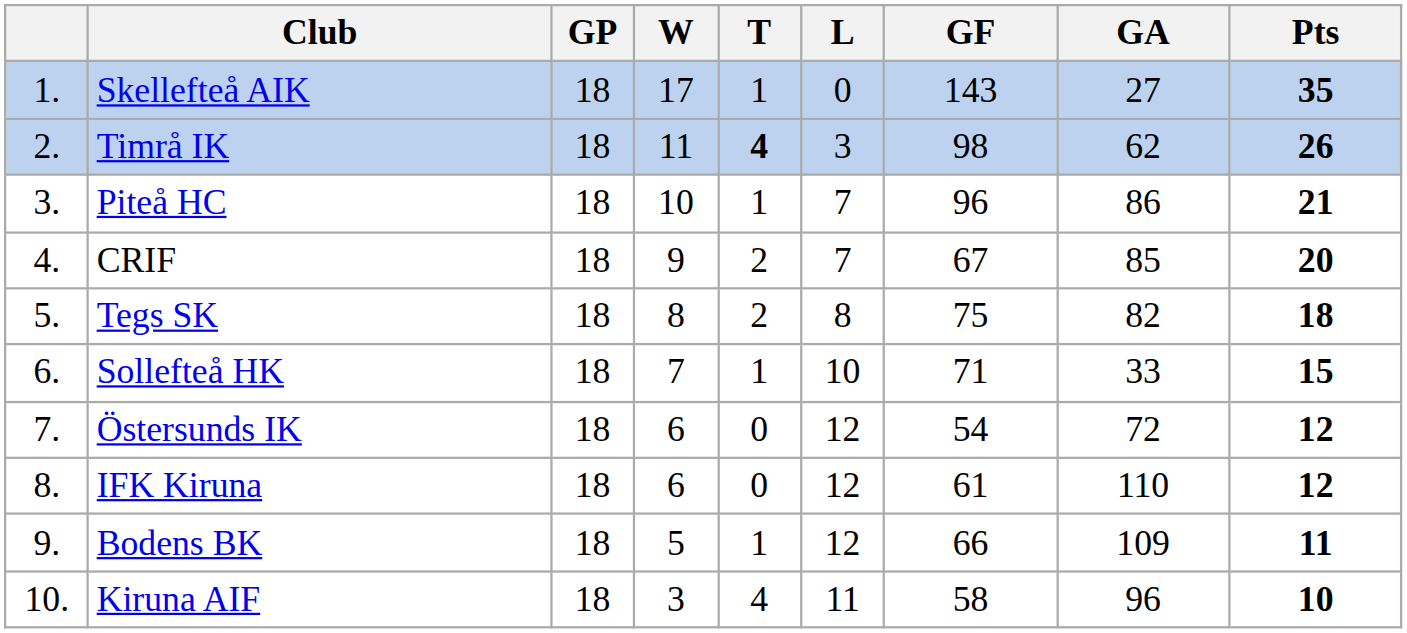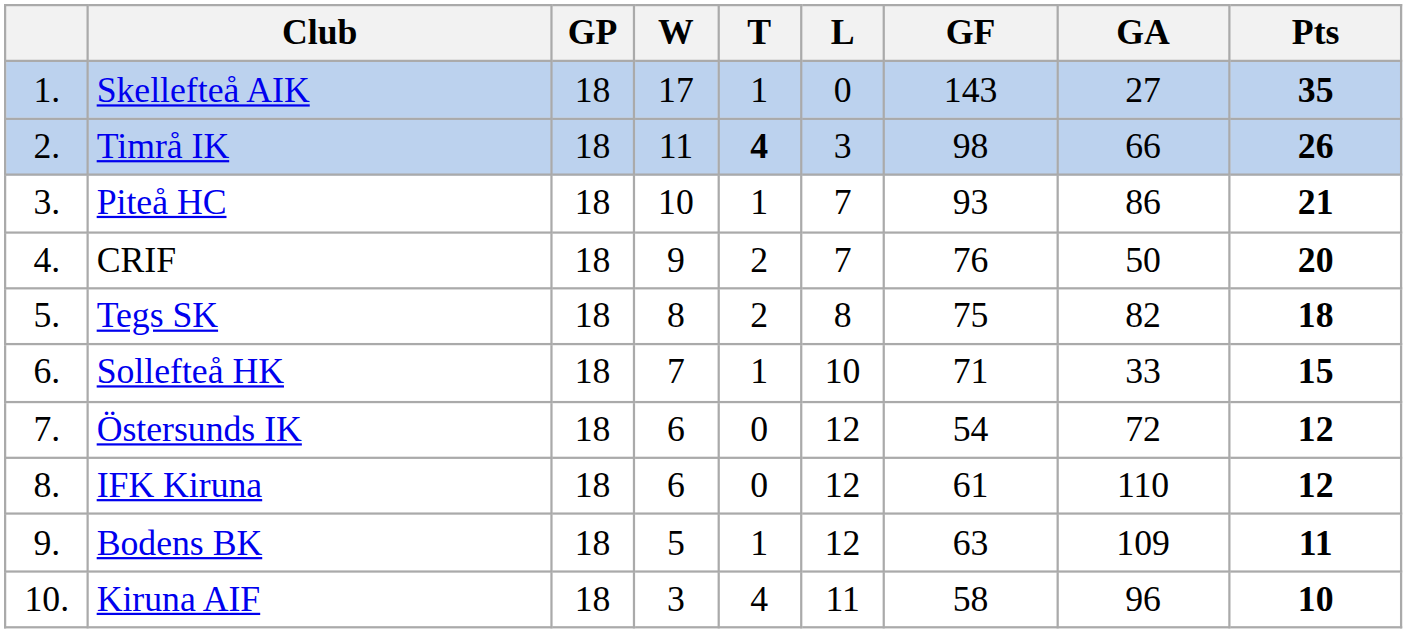(1143, 145) 62 -> (1143, 145) 66
(971, 202) 96 -> (971, 202) 93
(971, 259) 67 -> (971, 259) 76
(1143, 259) 85 -> (1143, 259) 50
(971, 542) 66 -> (971, 542) 63
